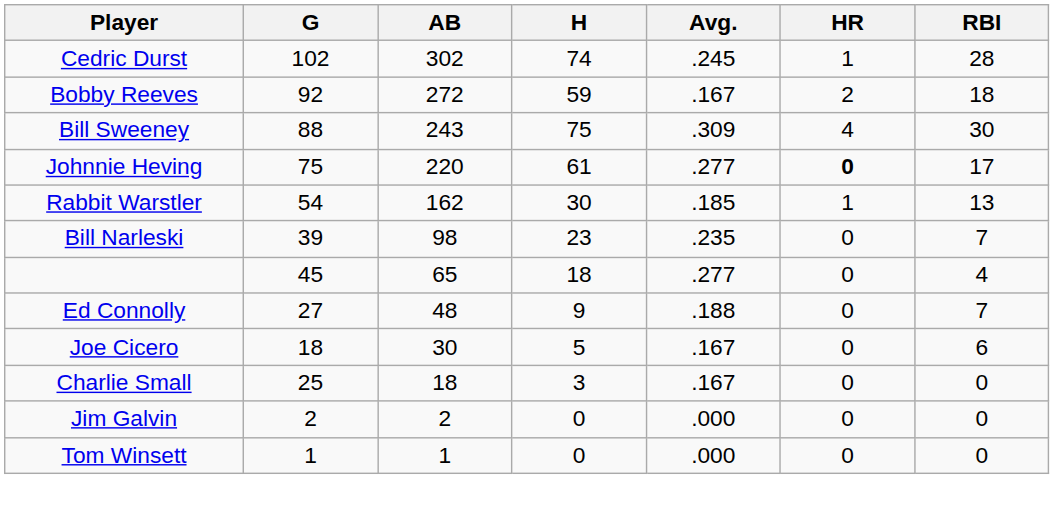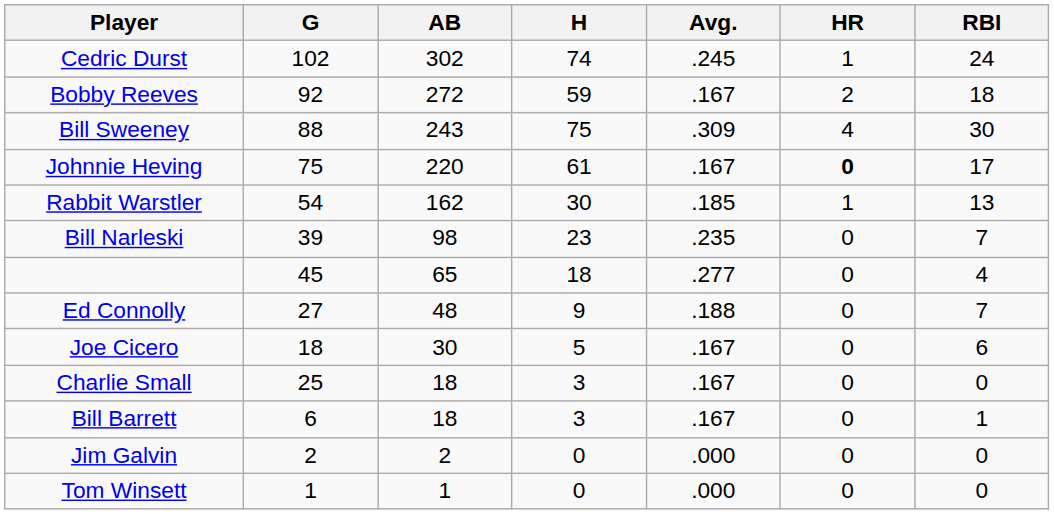(982, 58) 28 -> (982, 58) 24
(713, 166) .277 -> (713, 166) .167
+ row: (124, 418)
